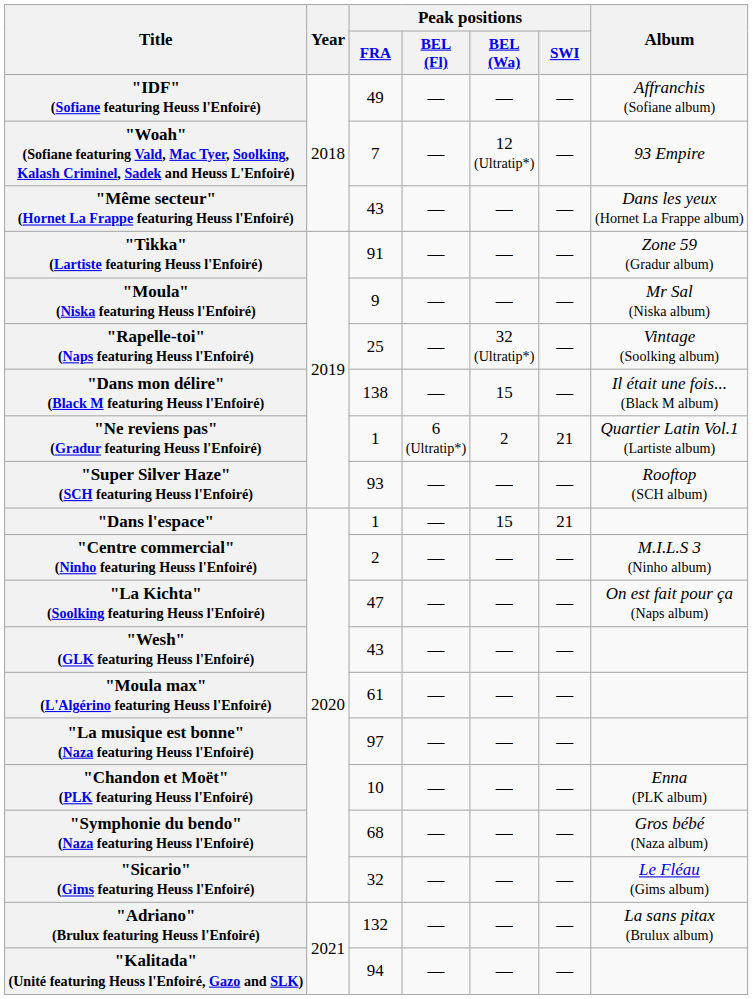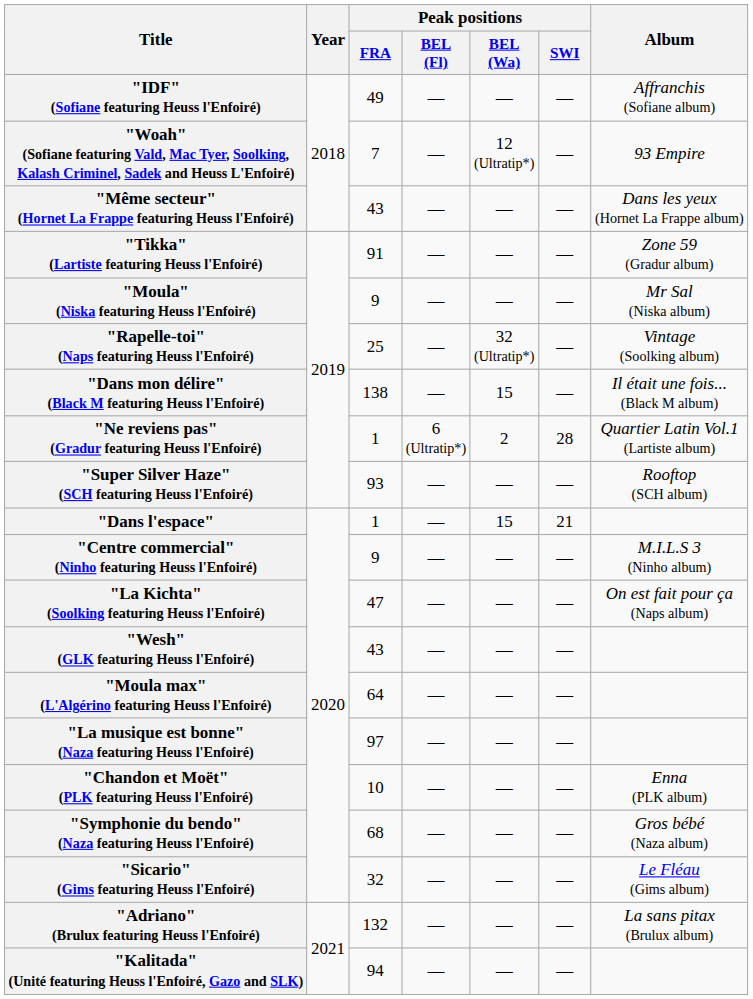(565, 438) 21 -> (565, 438) 28
(375, 557) 2 -> (375, 557) 9
(375, 695) 61 -> (375, 695) 64
